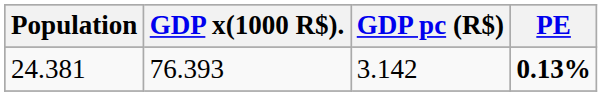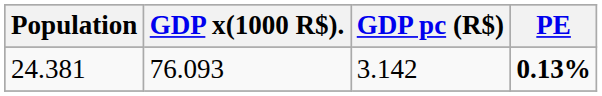(187, 68) 76.393 -> (187, 68) 76.093
